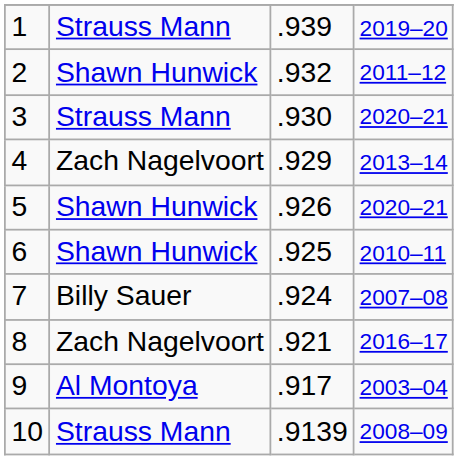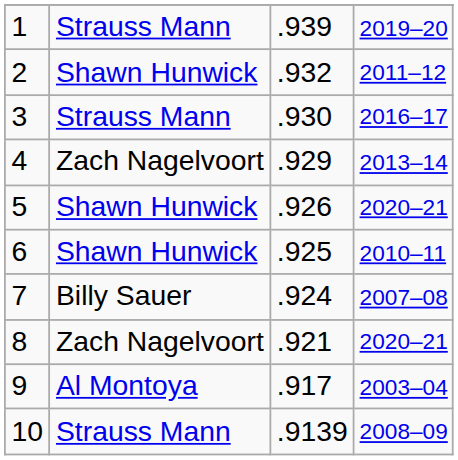(404, 117) 2020–21 -> (404, 117) 2016–17
(404, 342) 2016–17 -> (404, 342) 2020–21
